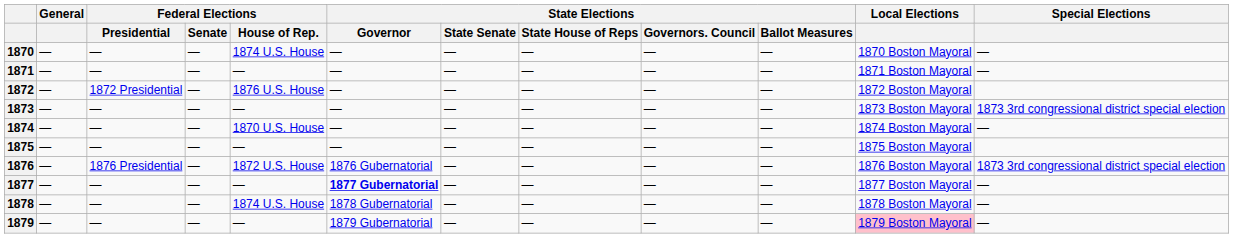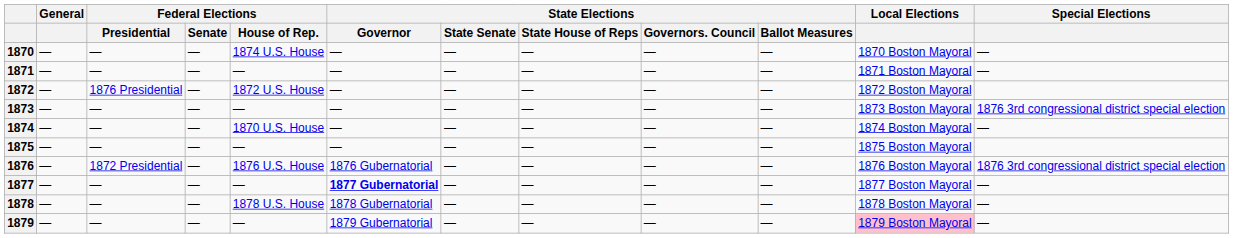(136, 90) 1872 Presidential -> (136, 90) 1876 Presidential
(278, 90) 1876 U.S. House -> (278, 90) 1872 U.S. House
(1101, 109) 1873 3rd congressional district special election -> (1101, 109) 1876 3rd congressional district special election
(136, 166) 1876 Presidential -> (136, 166) 1872 Presidential
(278, 166) 1872 U.S. House -> (278, 166) 1876 U.S. House
(1101, 166) 1873 3rd congressional district special election -> (1101, 166) 1876 3rd congressional district special election
(278, 204) 1874 U.S. House -> (278, 204) 1878 U.S. House
